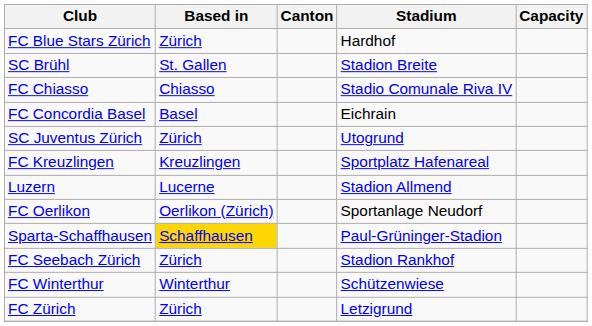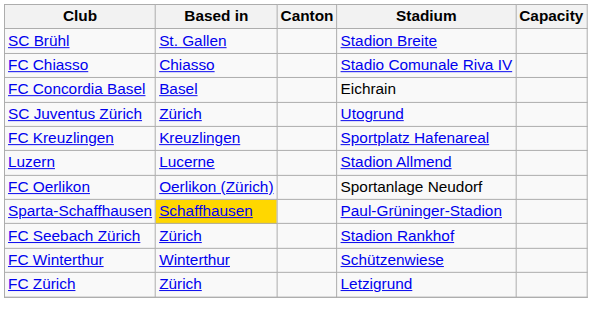- row: (79, 41)
